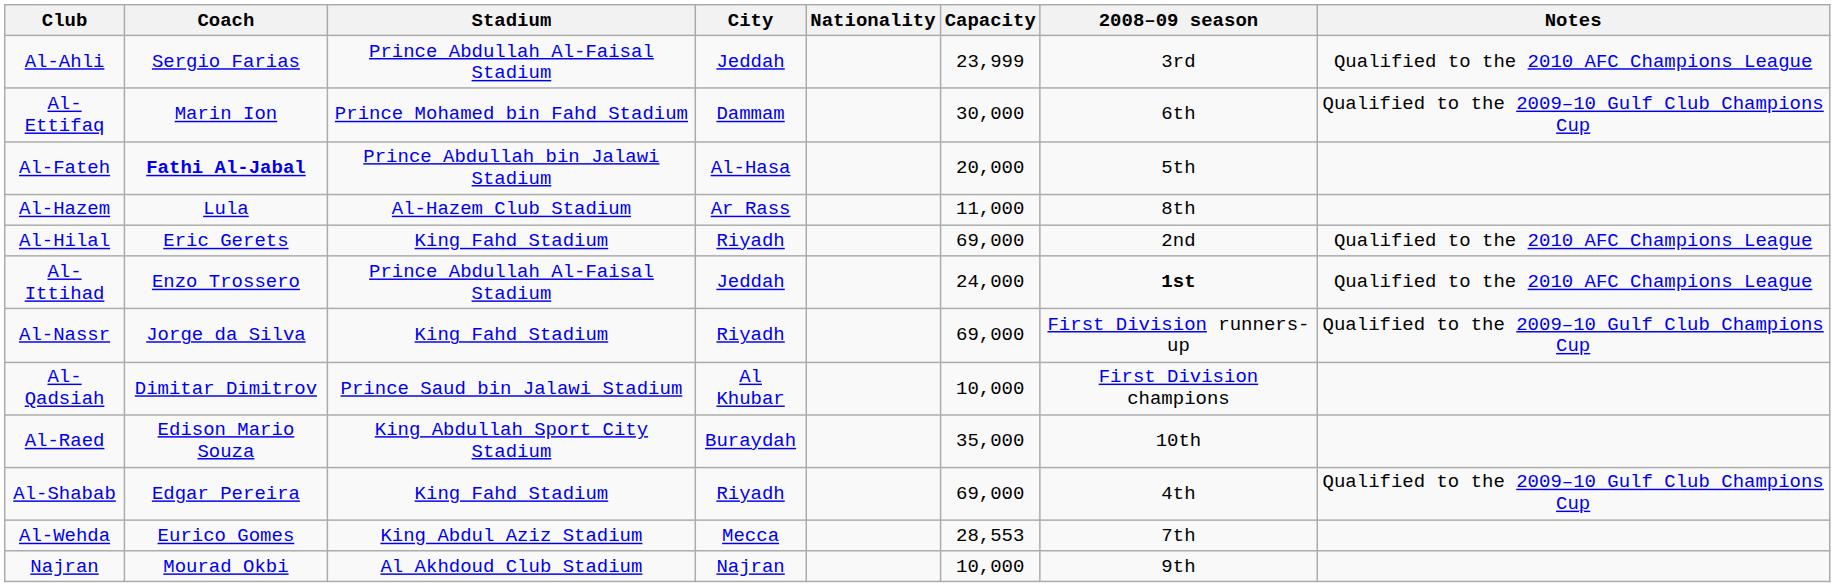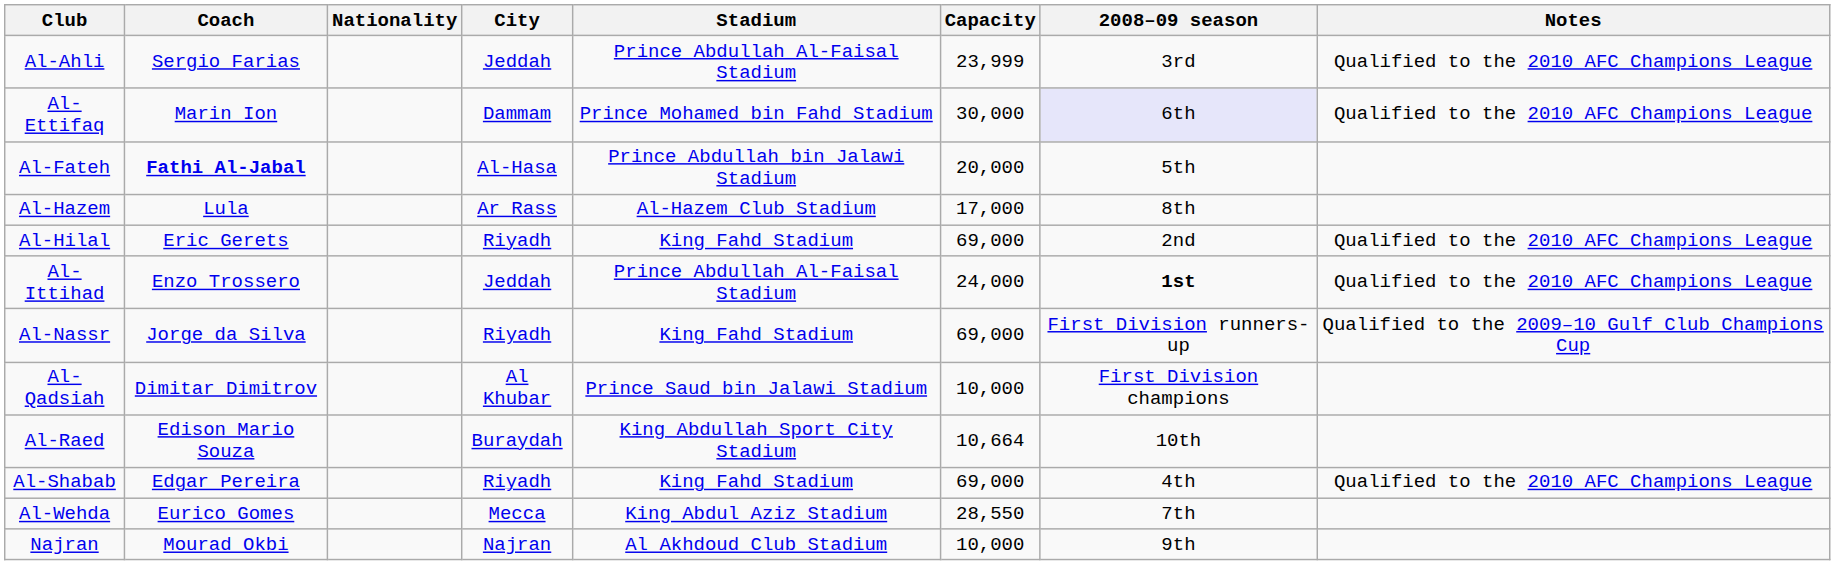columns swapped: (873, 20) <-> (511, 20)
(1178, 115) no background -> (1178, 115) lavender background
(1573, 115) Qualified to the 2009–10 Gulf Club Champions Cup -> (1573, 115) Qualified to the 2010 AFC Champions League
(990, 210) 11,000 -> (990, 210) 17,000
(990, 441) 35,000 -> (990, 441) 10,664
(1573, 494) Qualified to the 2009–10 Gulf Club Champions Cup -> (1573, 483) Qualified to the 2010 AFC Champions League
(990, 536) 28,553 -> (990, 514) 28,550
